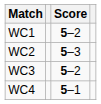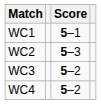(71, 33) 5–2 -> (71, 33) 5–1
(71, 90) 5–1 -> (71, 90) 5–2
